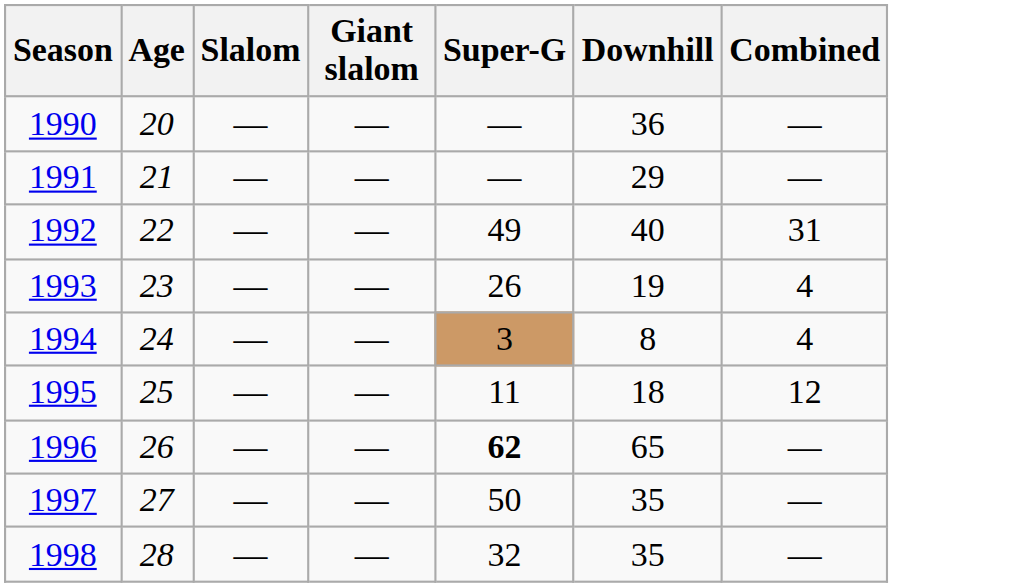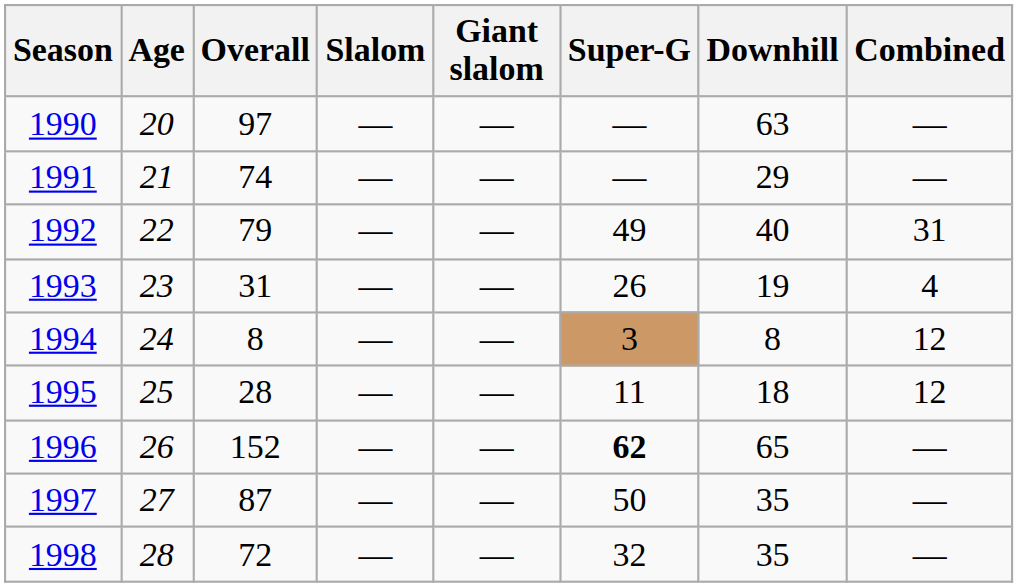+ column: (255, 50)
(648, 123) 36 -> (773, 123) 63
(805, 338) 4 -> (930, 338) 12
